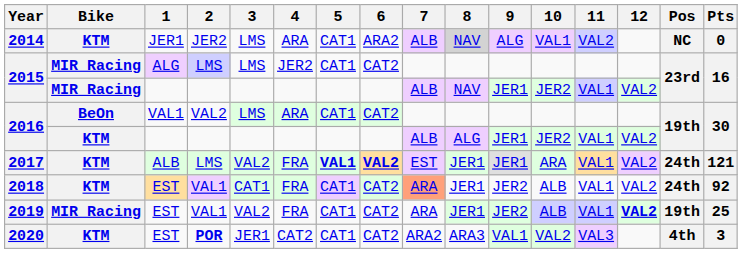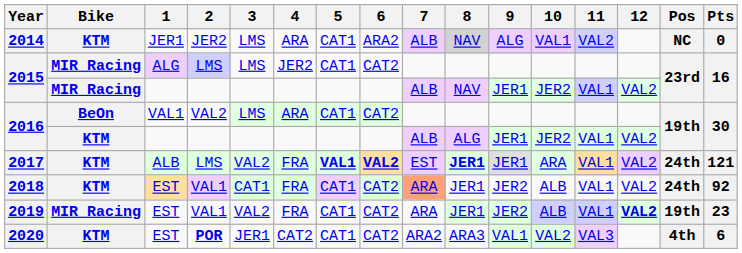(467, 163) normal -> (467, 163) bold
(721, 212) 25 -> (721, 212) 23
(721, 236) 3 -> (721, 236) 6
